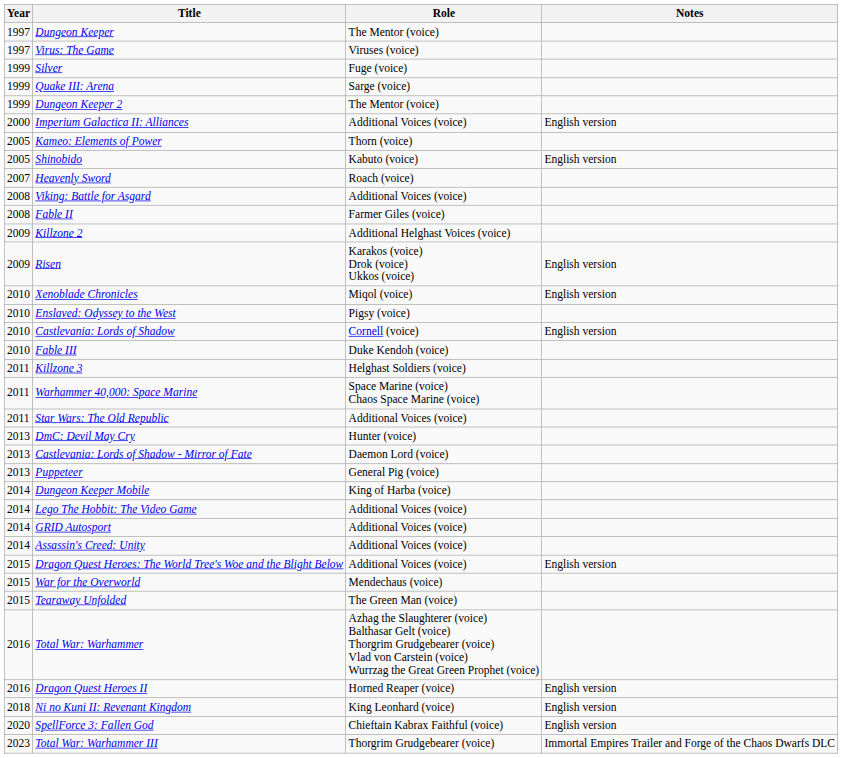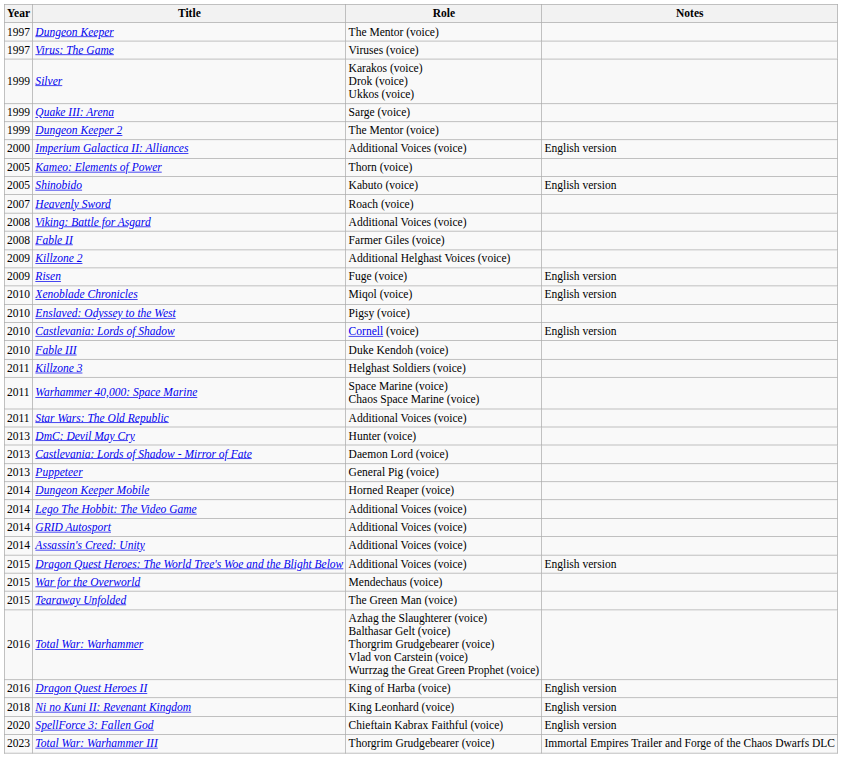(378, 68) Fuge (voice) -> (386, 81) Karakos (voice) Drok (voice) Ukkos (voice)
(386, 264) Karakos (voice) Drok (voice) Ukkos (voice) -> (378, 277) Fuge (voice)
(400, 490) King of Harba (voice) -> (401, 490) Horned Reaper (voice)
(401, 688) Horned Reaper (voice) -> (400, 688) King of Harba (voice)
